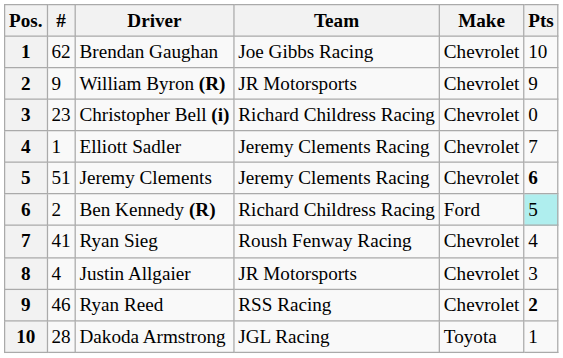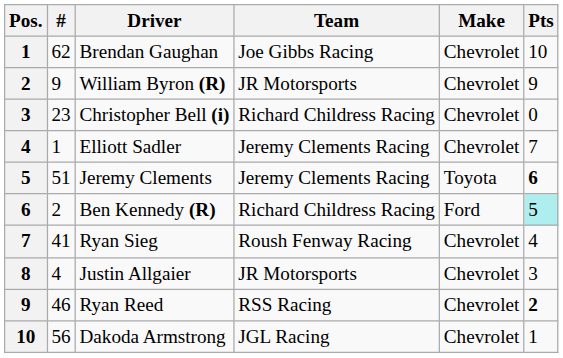(482, 178) Chevrolet -> (470, 178) Toyota
(61, 336) 28 -> (61, 336) 56
(470, 336) Toyota -> (482, 336) Chevrolet
